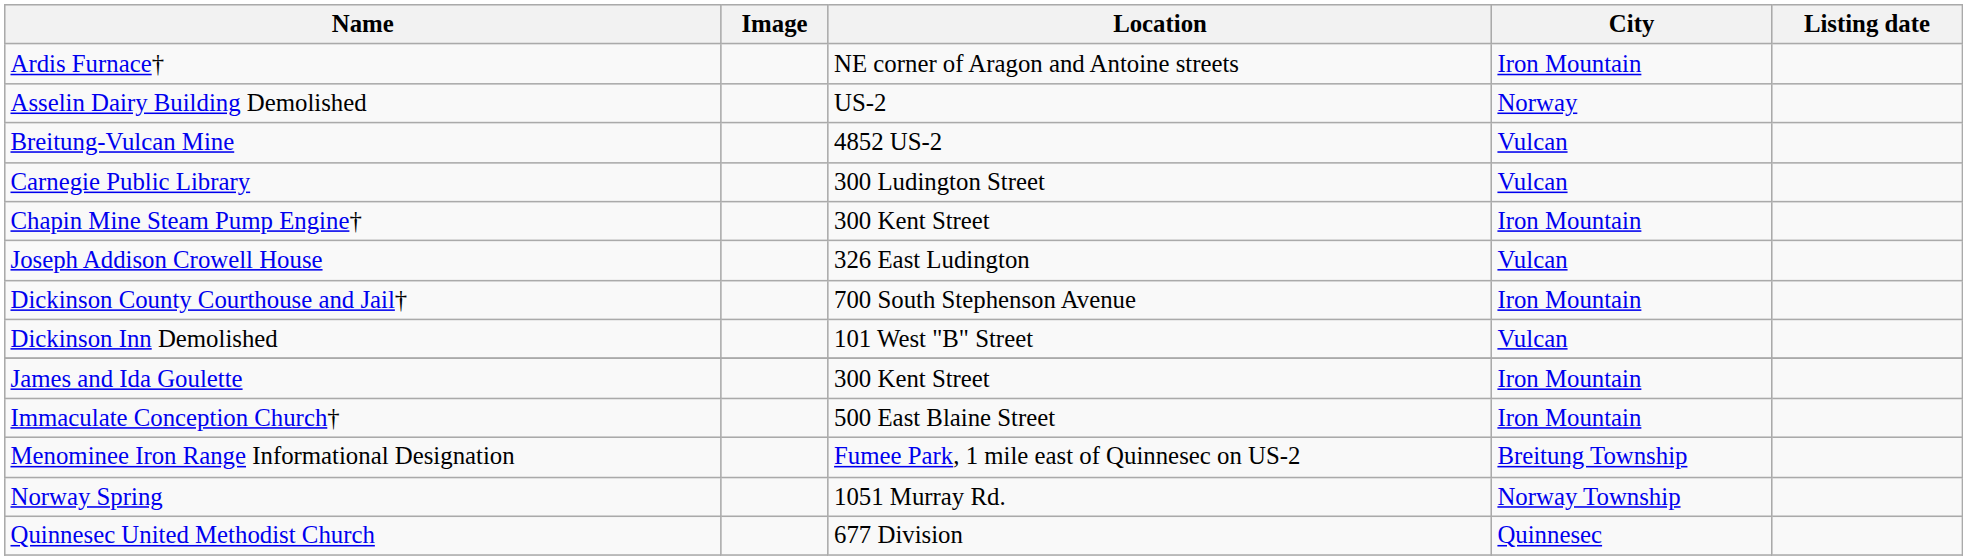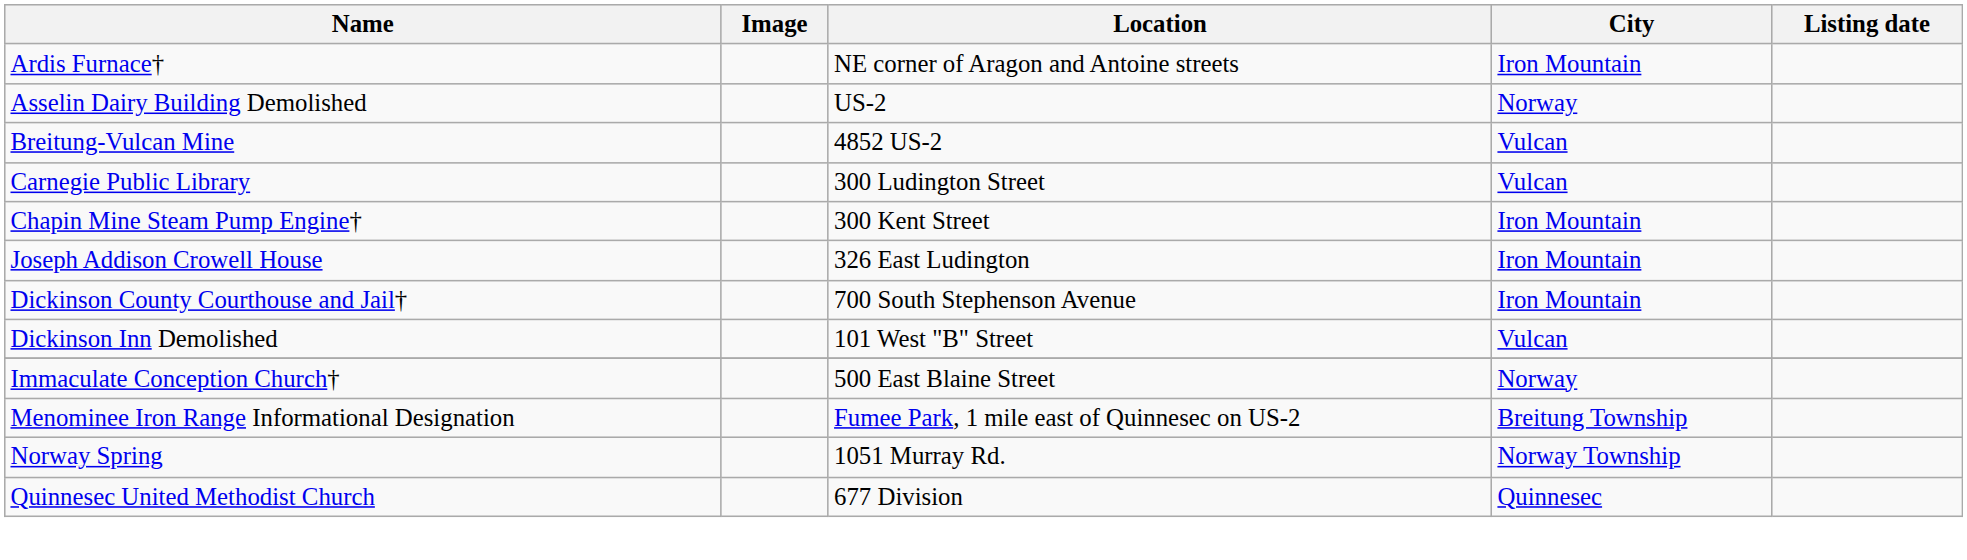(1532, 260) Vulcan -> (1569, 260) Iron Mountain
- row: (127, 378)
(1569, 417) Iron Mountain -> (1537, 378) Norway
